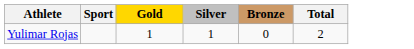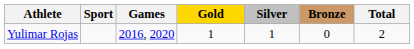+ column: (147, 14)
